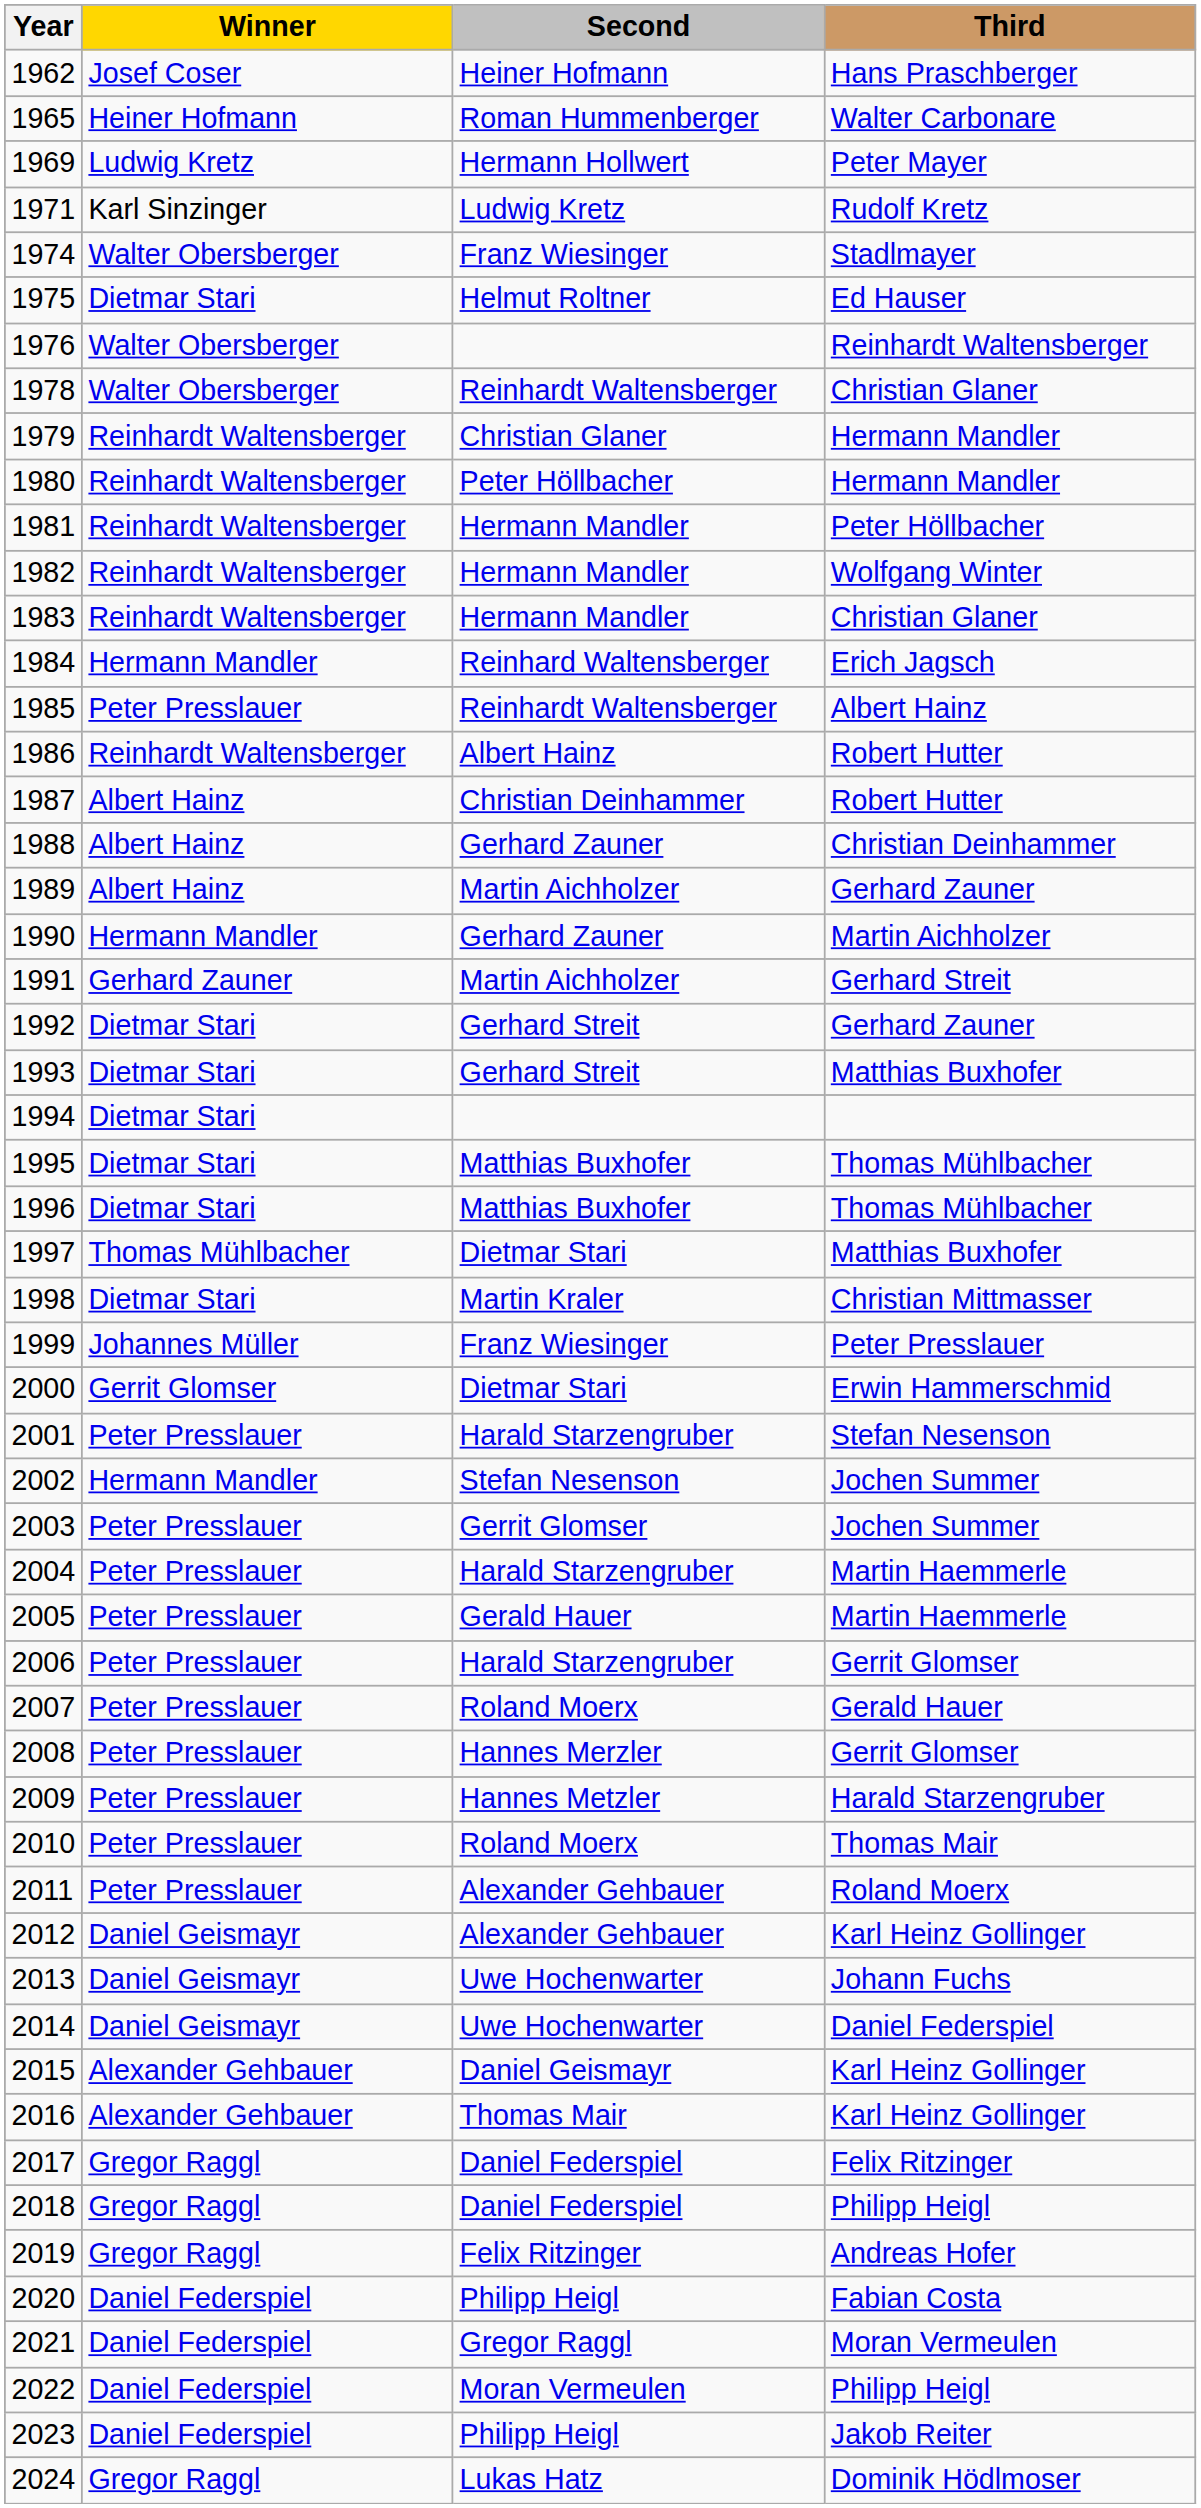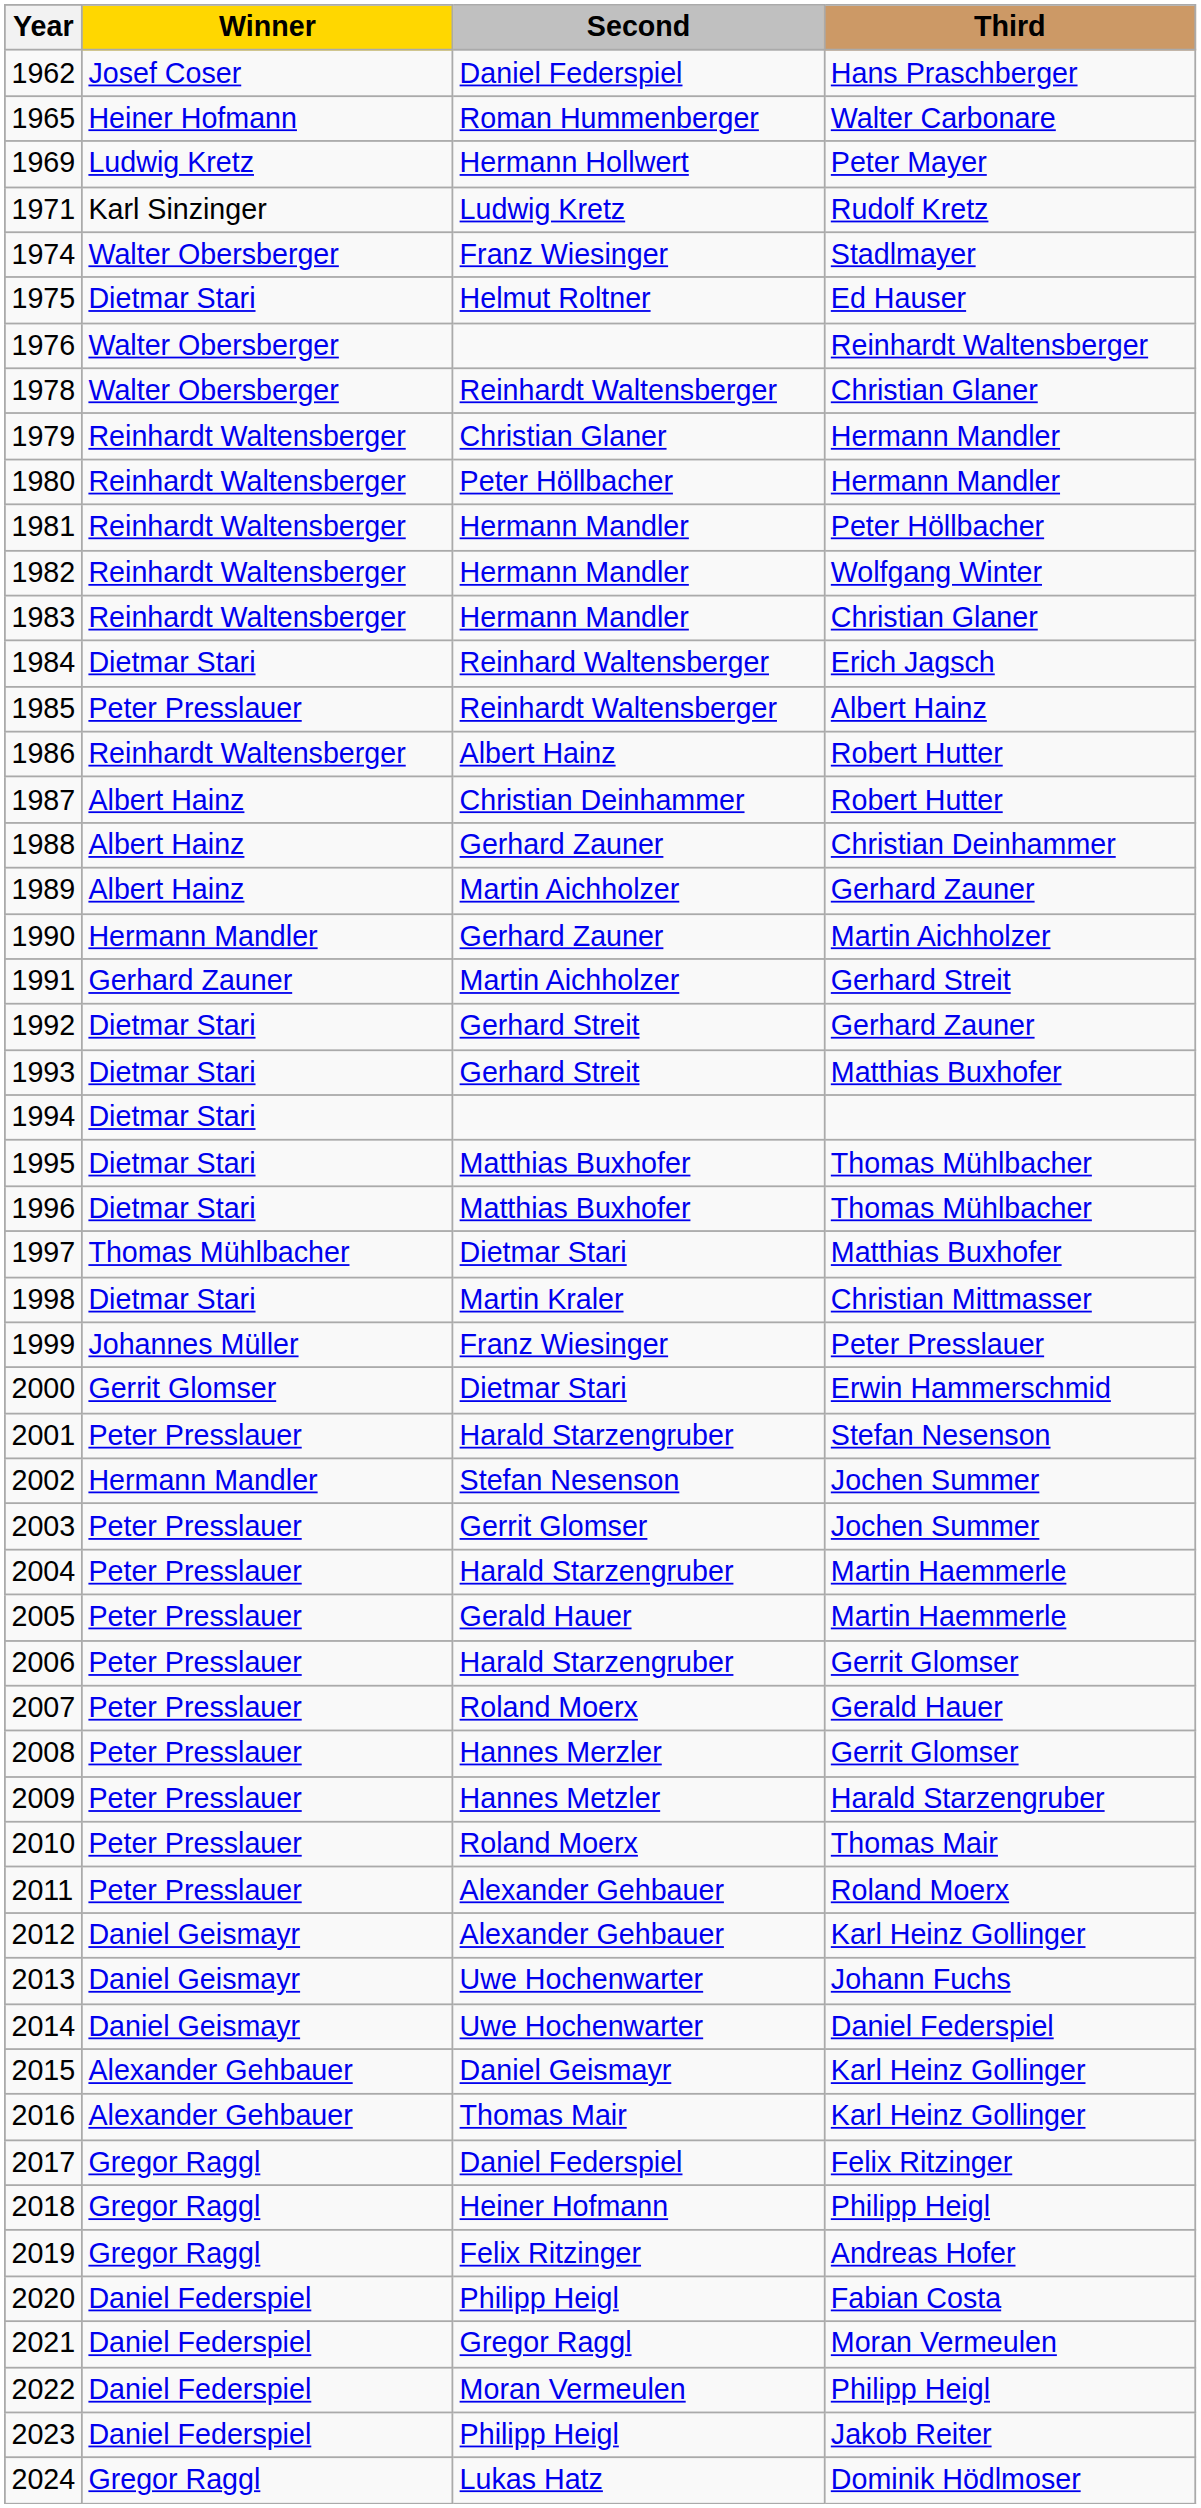(564, 72) Heiner Hofmann -> (571, 72) Daniel Federspiel
(203, 663) Hermann Mandler -> (172, 663) Dietmar Stari
(571, 2207) Daniel Federspiel -> (564, 2207) Heiner Hofmann
